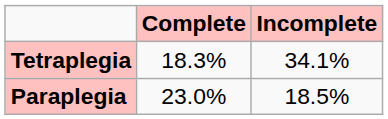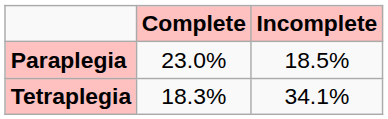rows swapped: (71, 59) <-> (69, 96)
